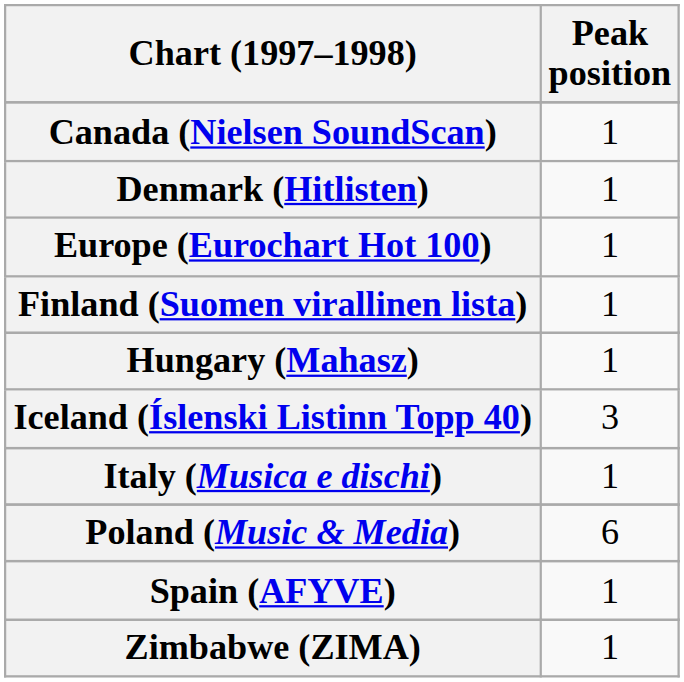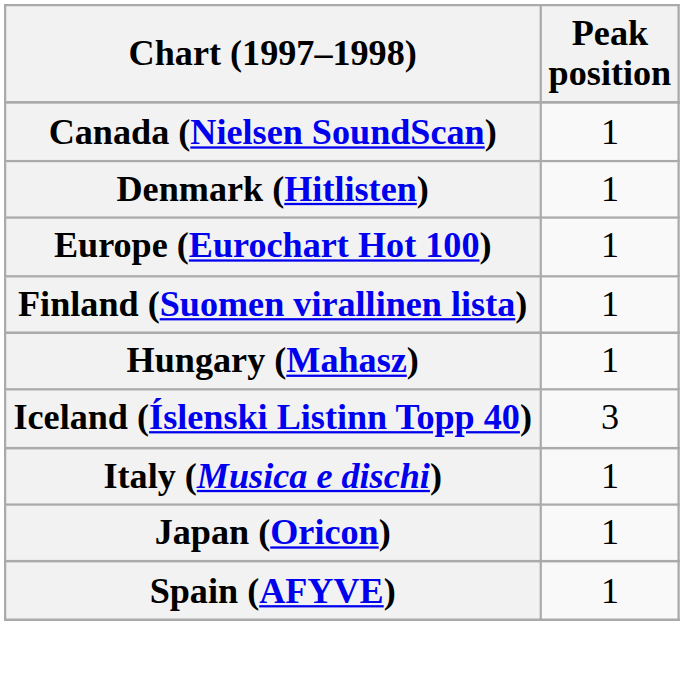+ row: (273, 532)
- row: (273, 532)
- row: (273, 647)
